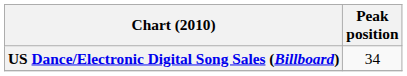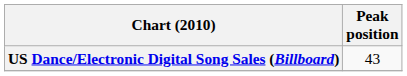(372, 58) 34 -> (372, 58) 43
